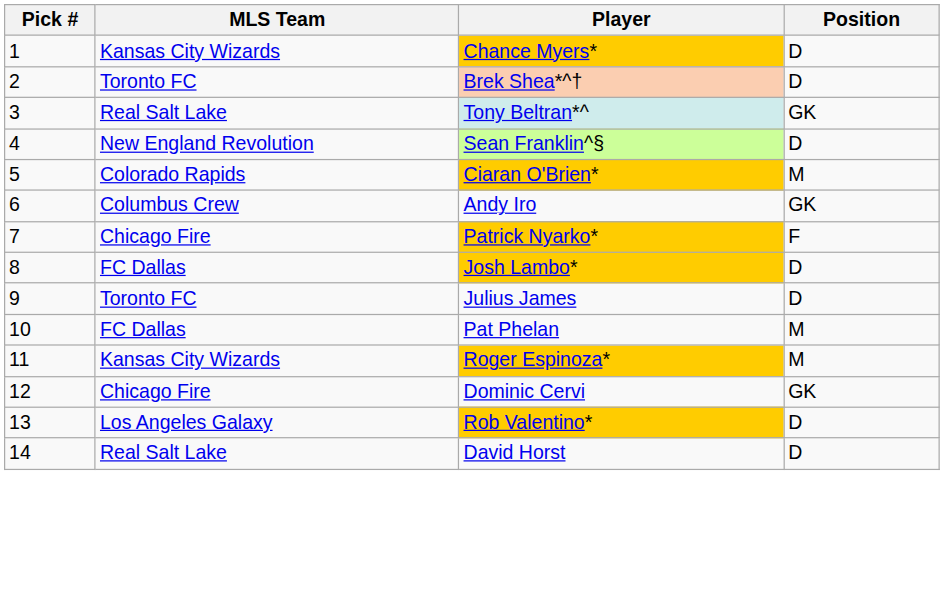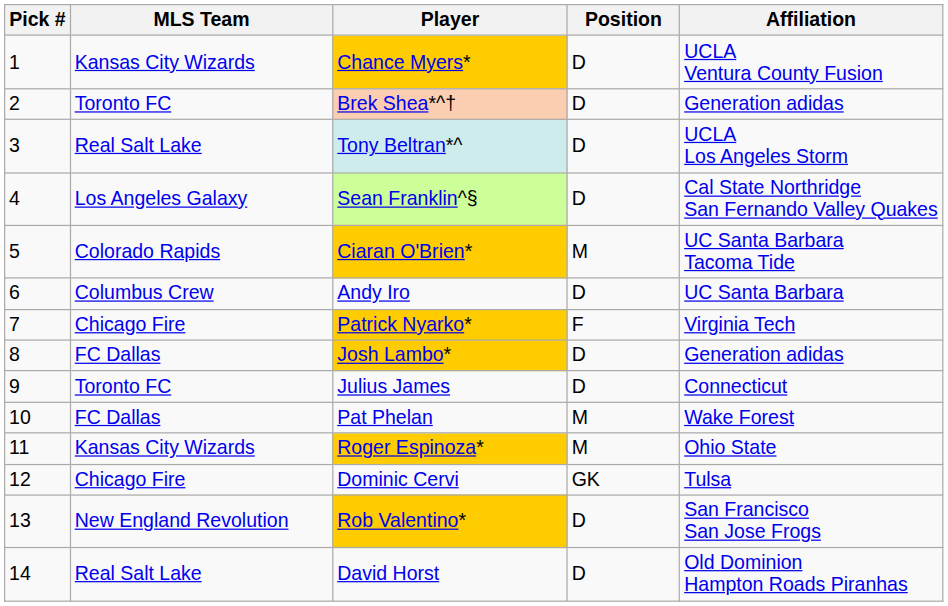+ column: (811, 19)
(802, 112) GK -> (579, 145) D
(207, 143) New England Revolution -> (161, 198) Los Angeles Galaxy
(802, 205) GK -> (579, 293) D
(186, 422) Los Angeles Galaxy -> (182, 521) New England Revolution
